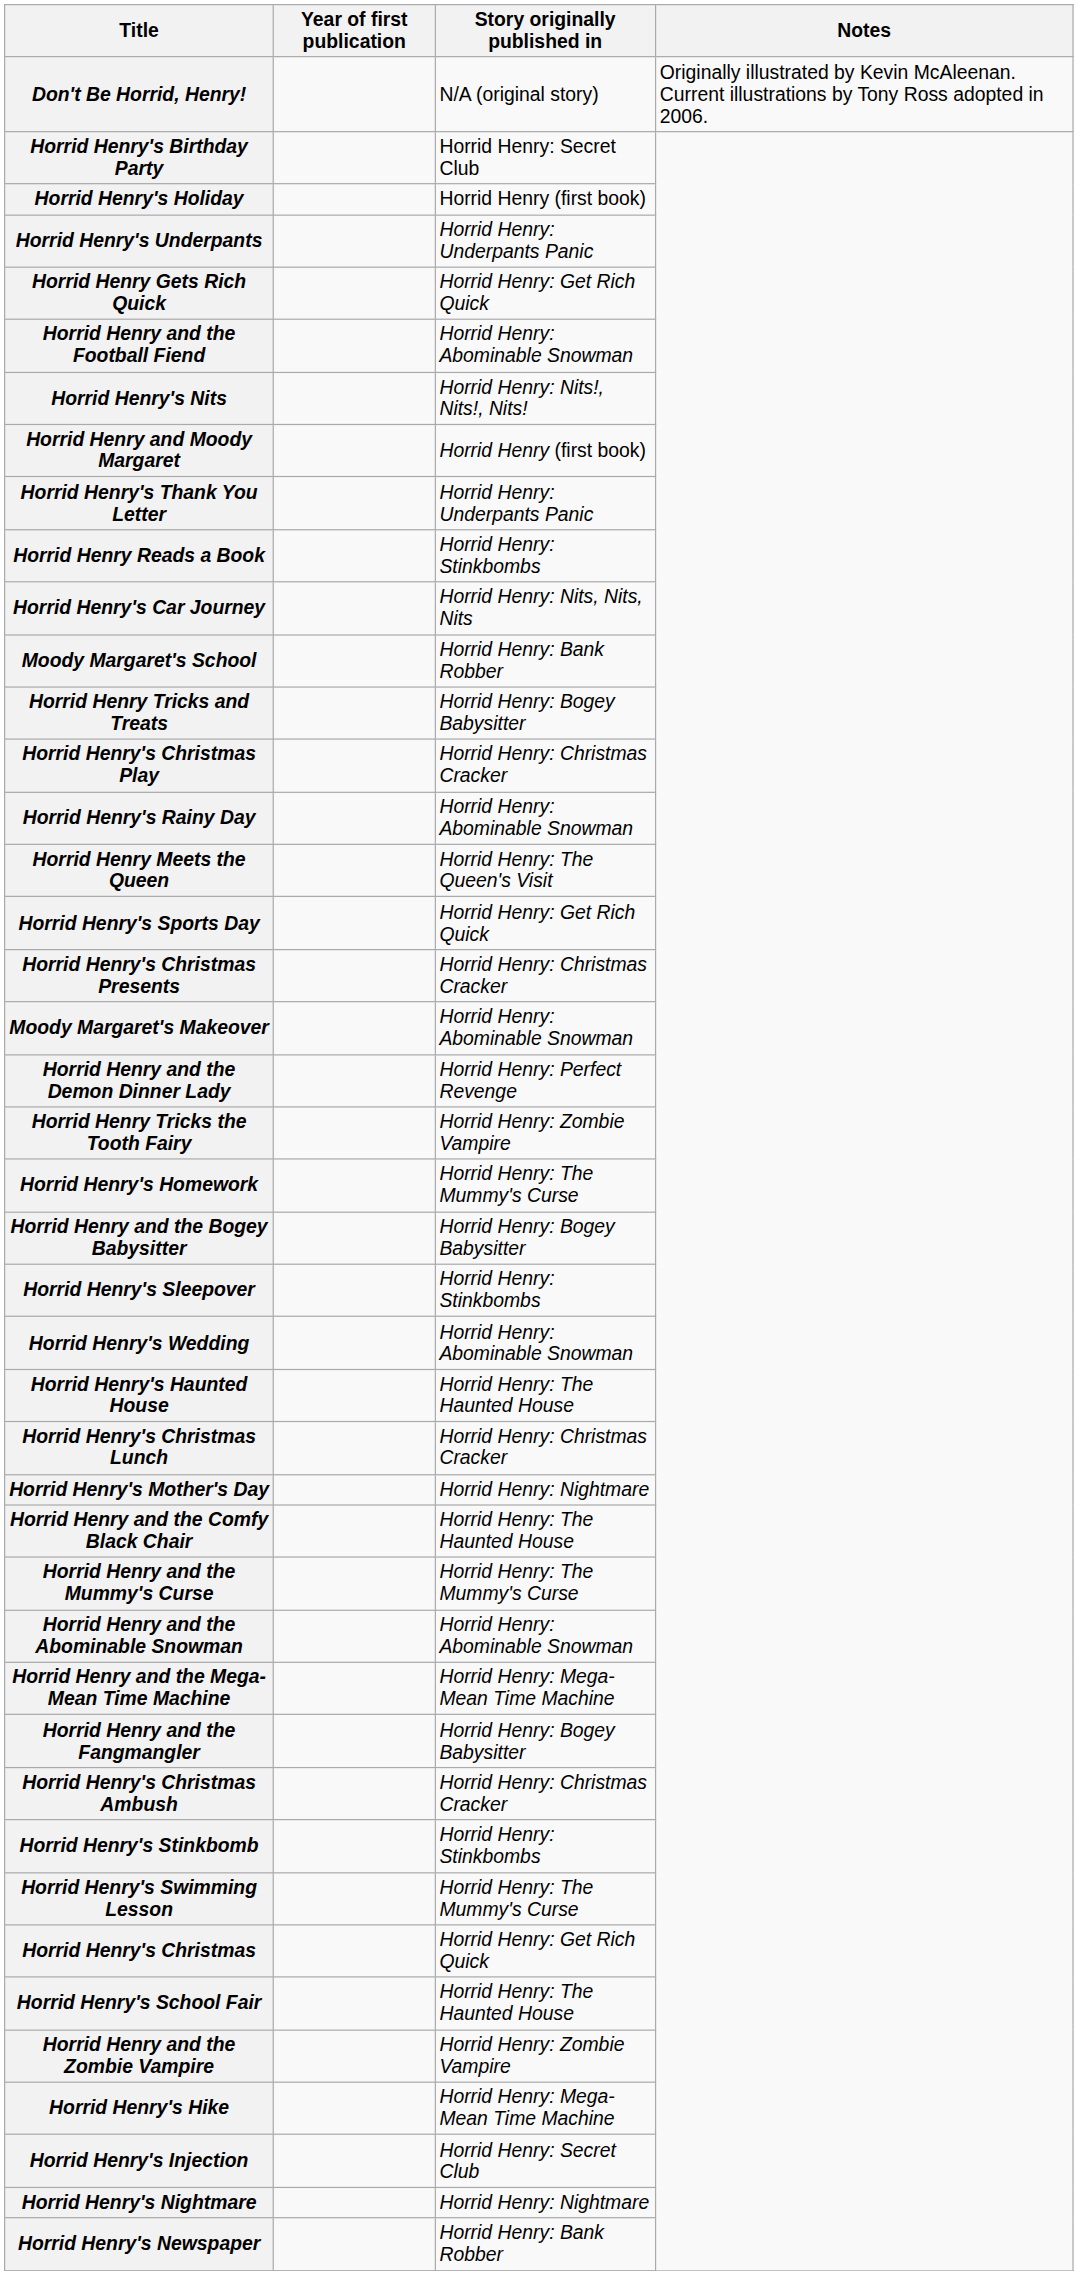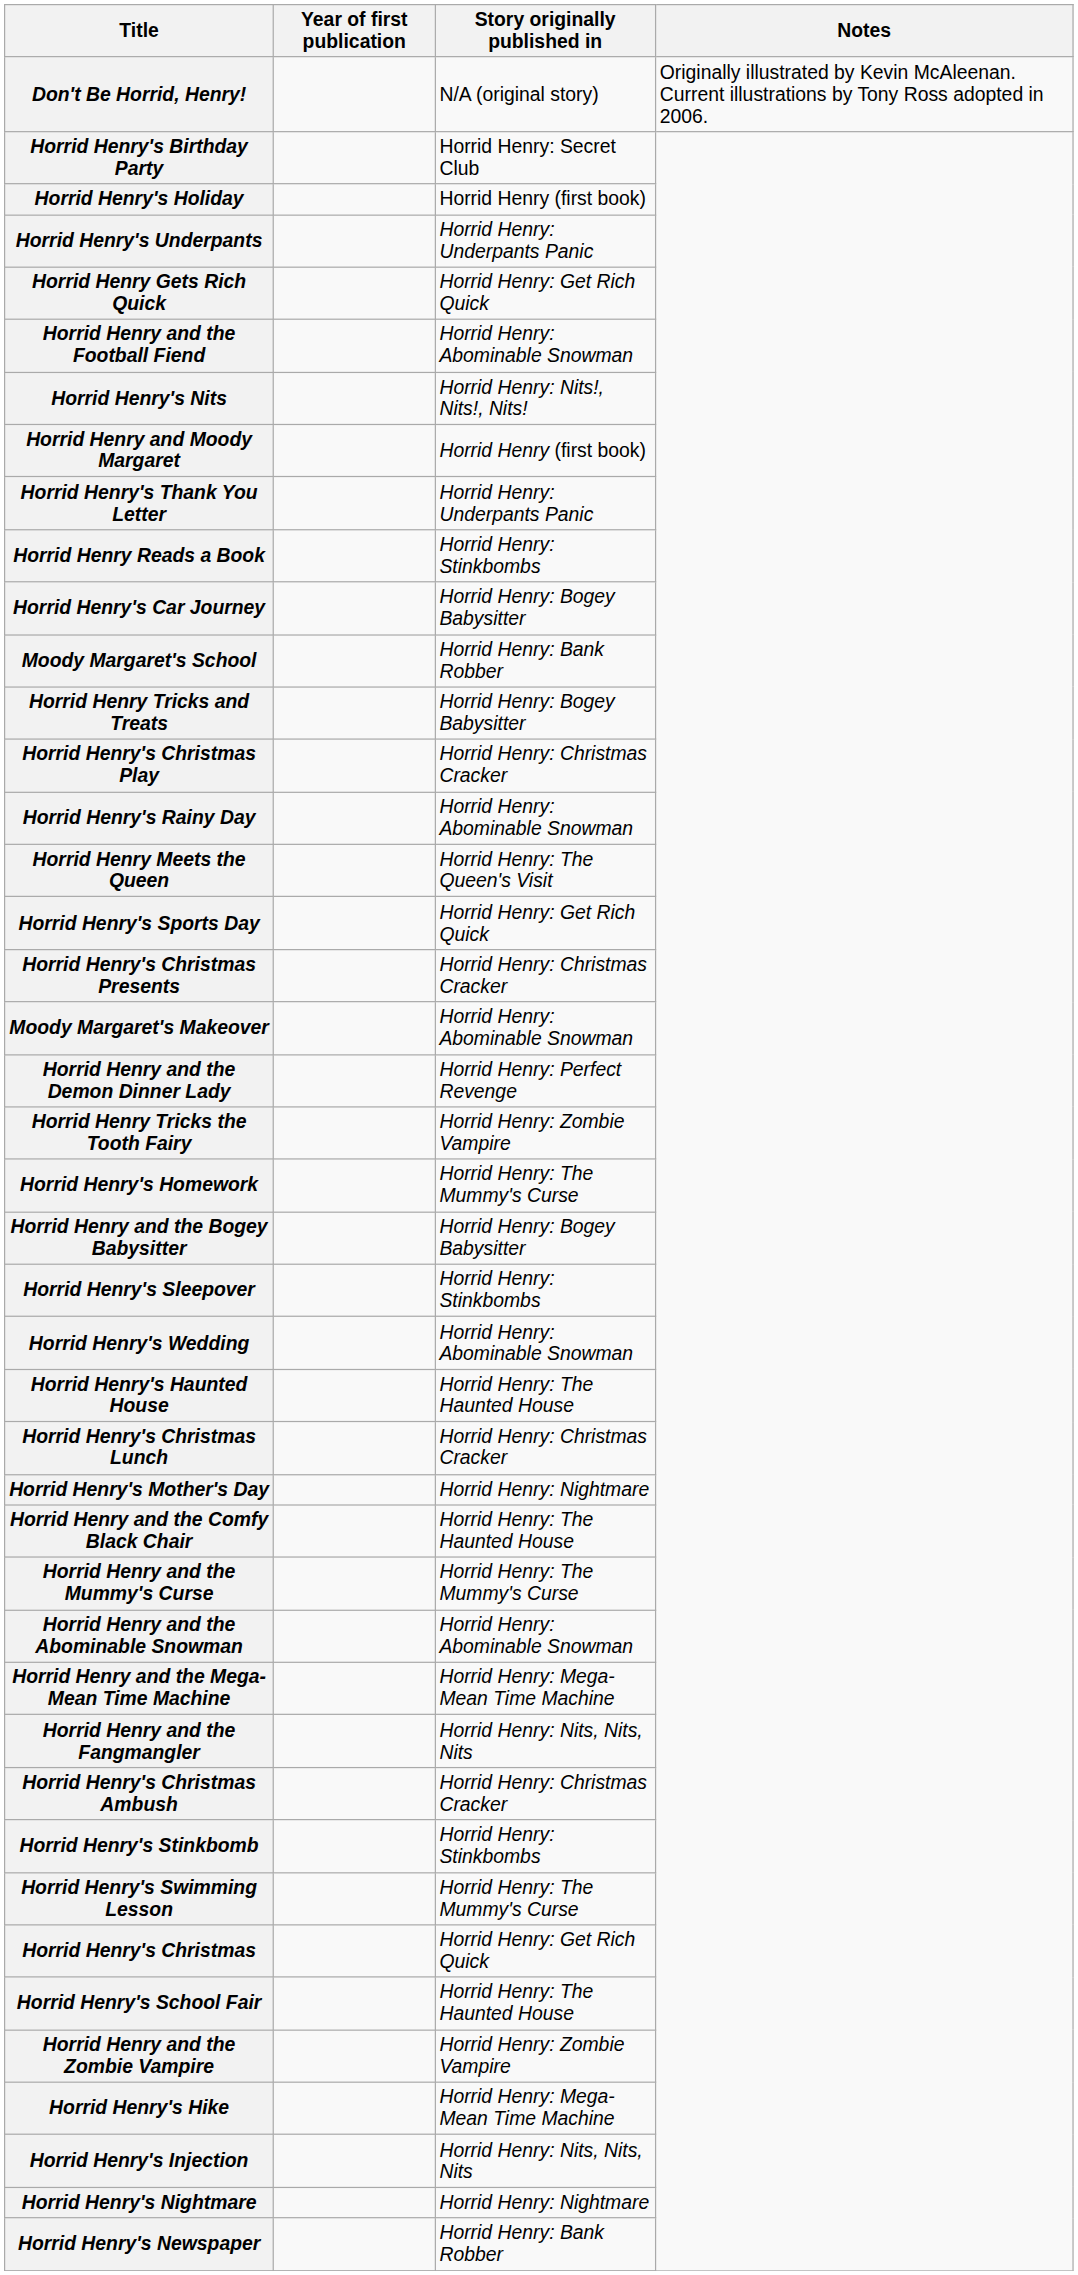(541, 608) Horrid Henry: Nits, Nits, Nits -> (527, 608) Horrid Henry: Bogey Babysitter
(527, 1740) Horrid Henry: Bogey Babysitter -> (541, 1740) Horrid Henry: Nits, Nits, Nits
(528, 2160) Horrid Henry: Secret Club -> (541, 2160) Horrid Henry: Nits, Nits, Nits
